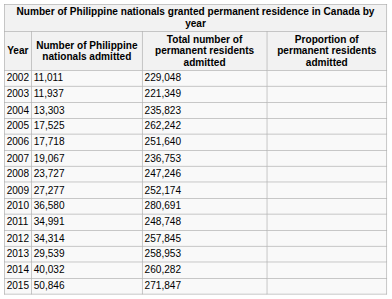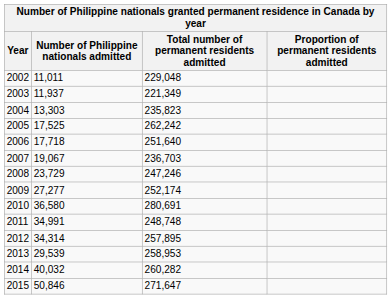(163, 158) 236,753 -> (163, 158) 236,703
(49, 174) 23,727 -> (49, 174) 23,729
(163, 238) 257,845 -> (163, 238) 257,895
(163, 286) 271,847 -> (163, 286) 271,647
